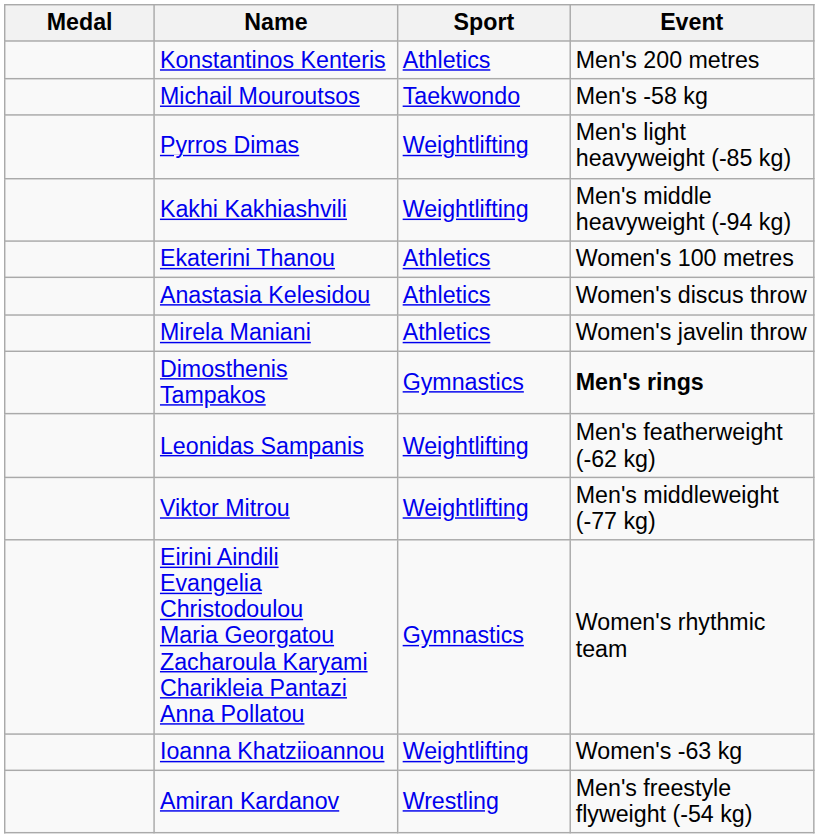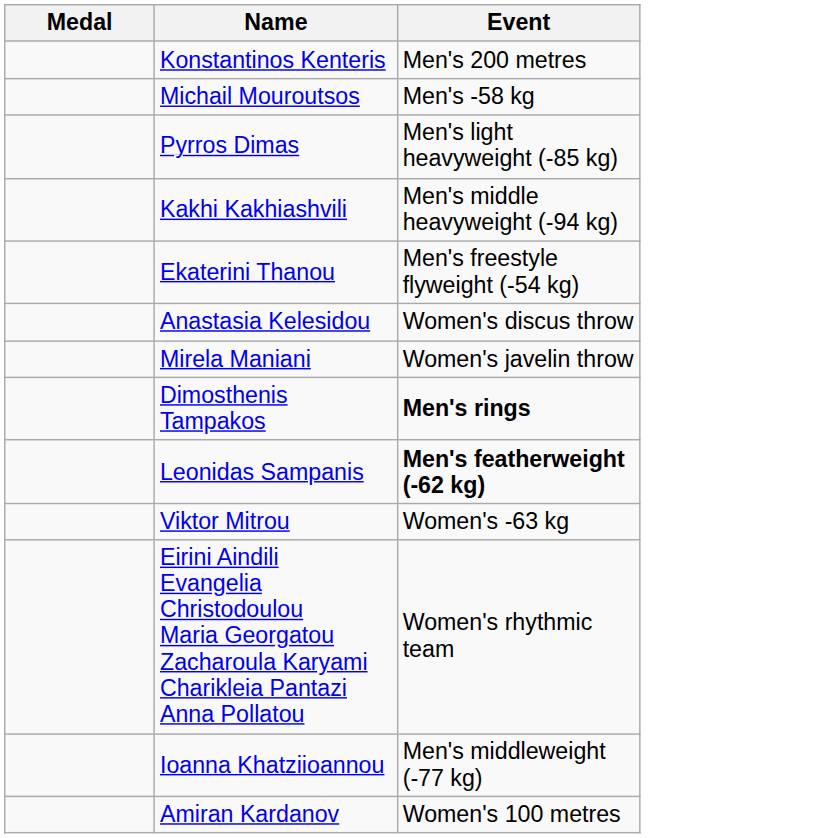- column: (484, 22)
(685, 259) Women's 100 metres -> (491, 272) Men's freestyle flyweight (-54 kg)
(679, 445) normal -> (514, 471) bold
(677, 508) Men's middleweight (-77 kg) -> (486, 521) Women's -63 kg
(659, 751) Women's -63 kg -> (504, 764) Men's middleweight (-77 kg)
(664, 801) Men's freestyle flyweight (-54 kg) -> (512, 814) Women's 100 metres
